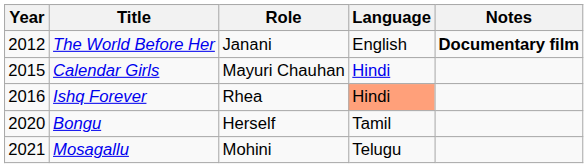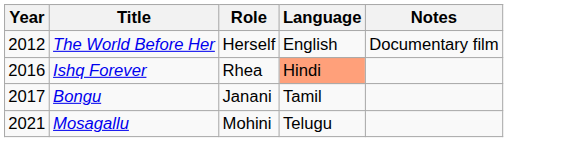(247, 44) Janani -> (249, 44) Herself
(509, 44) bold -> (434, 44) normal
- row: (106, 70)
(27, 123) 2020 -> (27, 96) 2017
(249, 123) Herself -> (247, 96) Janani
